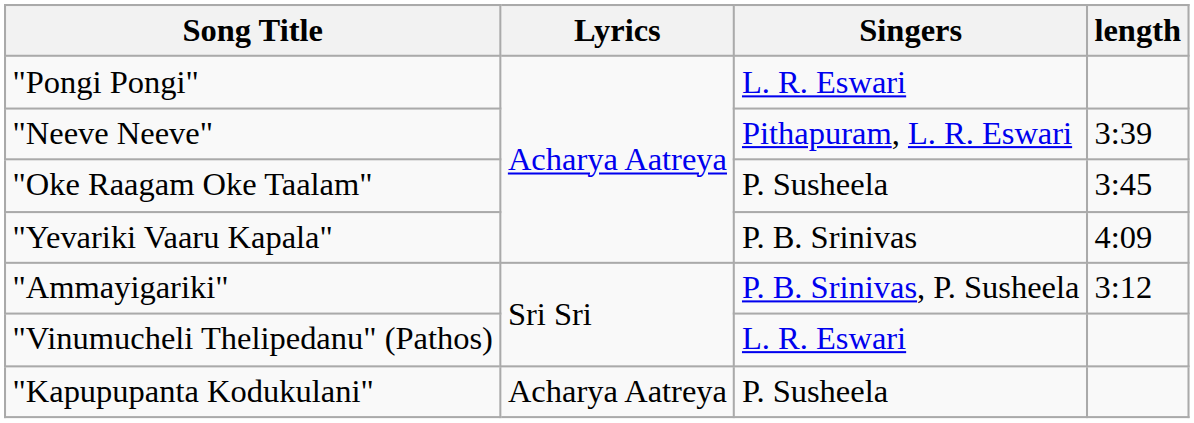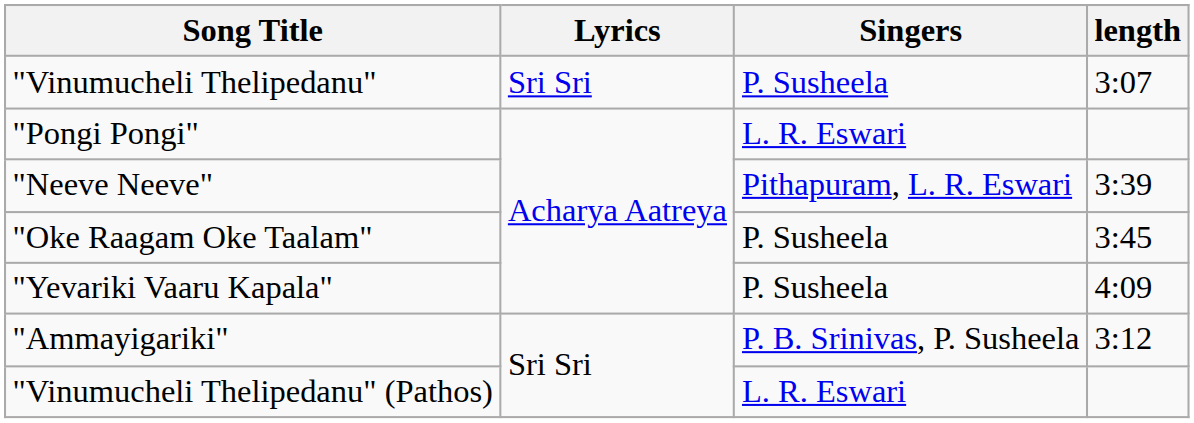+ row: (195, 81)
(830, 236) P. B. Srinivas -> (815, 287) P. Susheela
- row: (193, 390)
